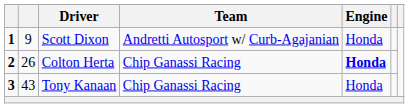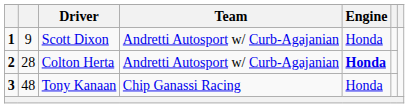(28, 62) 26 -> (28, 62) 28
(182, 62) Chip Ganassi Racing -> (231, 62) Andretti Autosport w/ Curb-Agajanian
(28, 85) 43 -> (28, 85) 48
